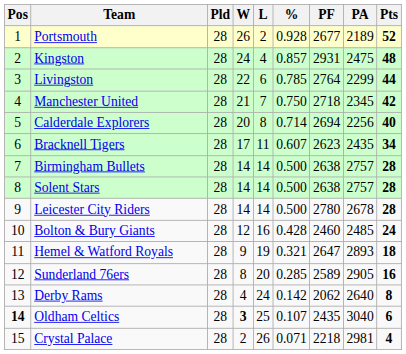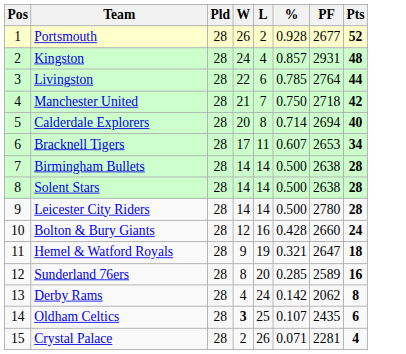- column: (360, 15)
(327, 144) 2623 -> (327, 144) 2653
(327, 230) 2460 -> (327, 230) 2660
(18, 317) bold -> (18, 317) normal
(327, 338) 2218 -> (327, 338) 2281
